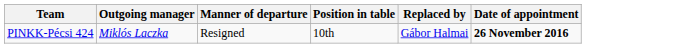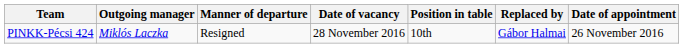+ column: (359, 13)
(521, 32) bold -> (617, 32) normal
